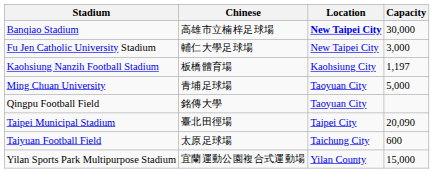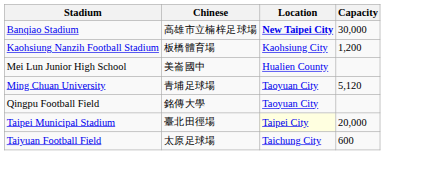- row: (81, 48)
(398, 67) 1,197 -> (350, 48) 1,200
+ row: (67, 67)
(398, 85) 5,000 -> (350, 85) 5,120
(334, 122) no background -> (285, 122) lightyellow background
(401, 122) 20,090 -> (352, 122) 20,000
- row: (91, 159)
